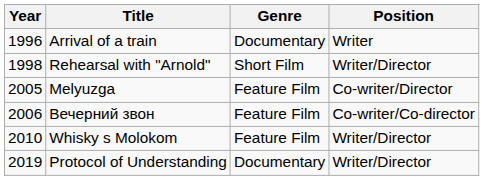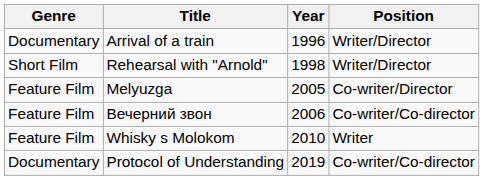columns swapped: (25, 16) <-> (280, 16)
(353, 41) Writer -> (382, 41) Writer/Director
(382, 138) Writer/Director -> (353, 138) Writer
(382, 162) Writer/Director -> (404, 162) Co-writer/Co-director
